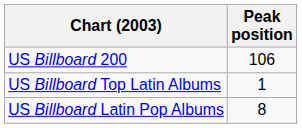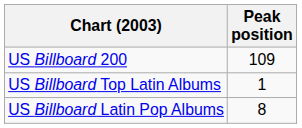(262, 60) 106 -> (262, 60) 109
